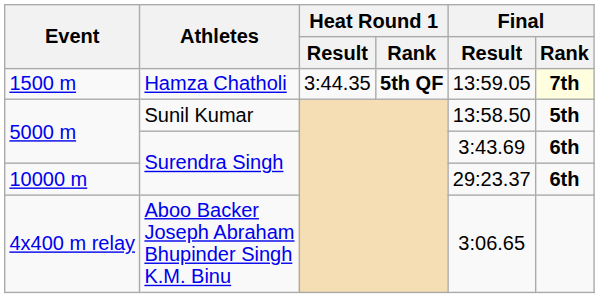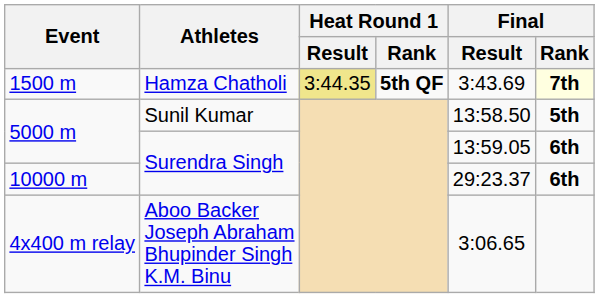(337, 84) no background -> (337, 84) khaki background
(492, 84) 13:59.05 -> (492, 84) 3:43.69
(492, 147) 3:43.69 -> (492, 147) 13:59.05
